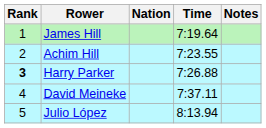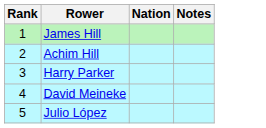- column: (197, 14)
(23, 73) bold -> (23, 73) normal
